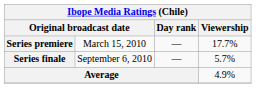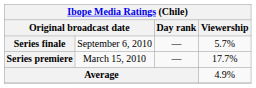rows swapped: (40, 43) <-> (40, 59)
